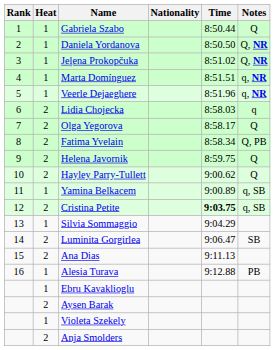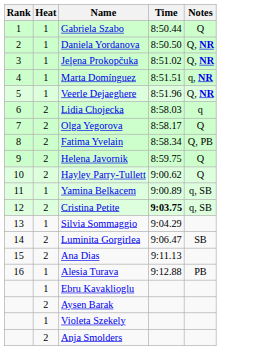- column: (175, 12)
(254, 93) q, NR -> (200, 93) Q, NR
